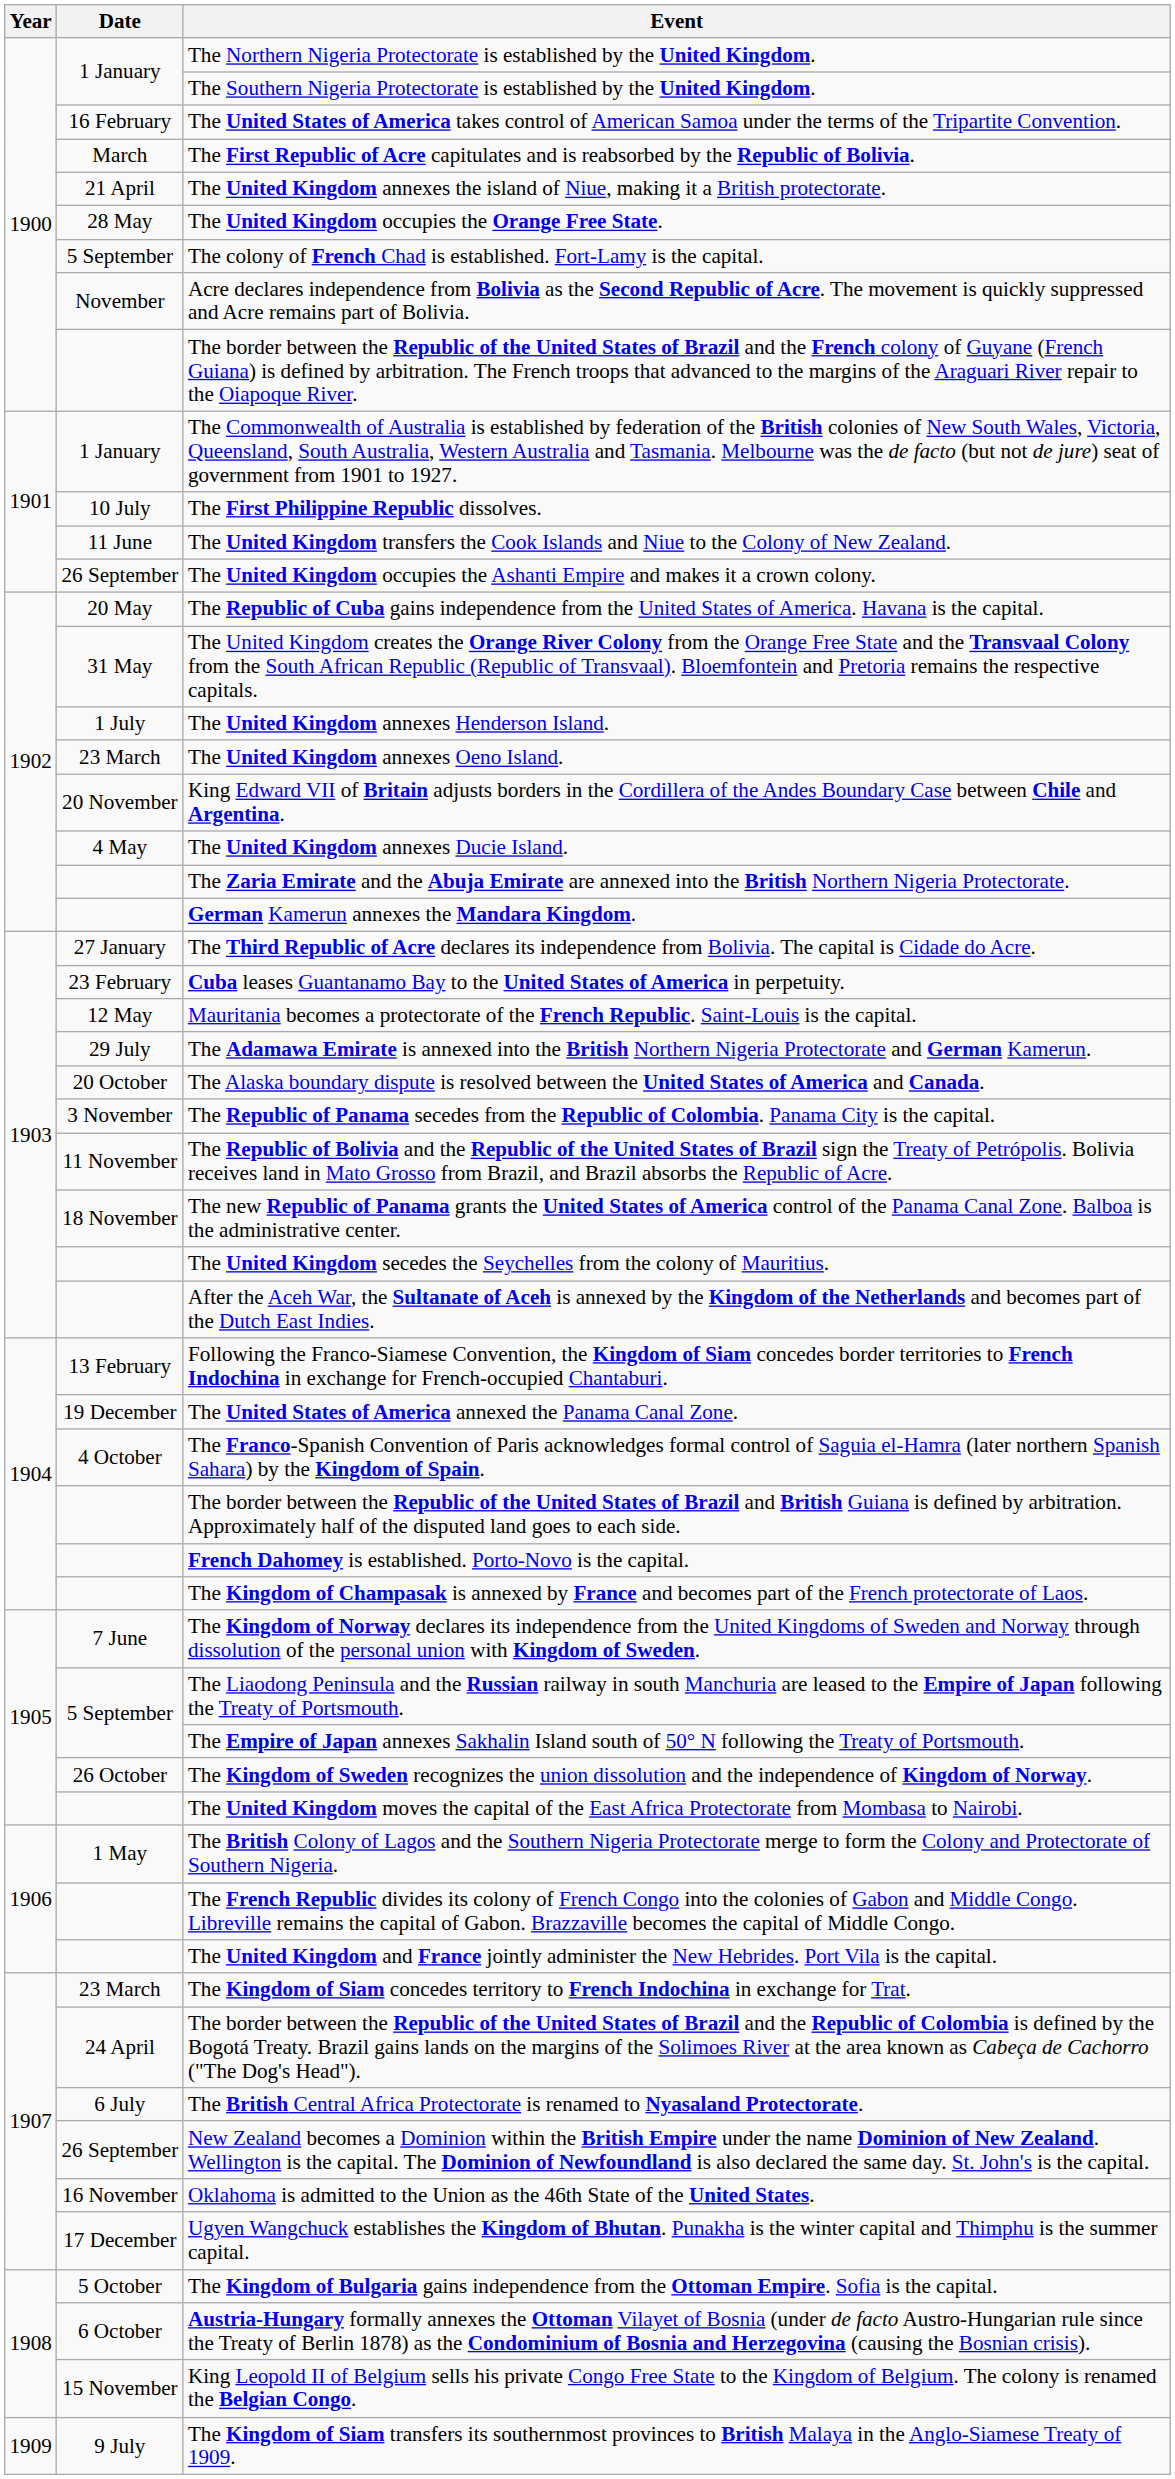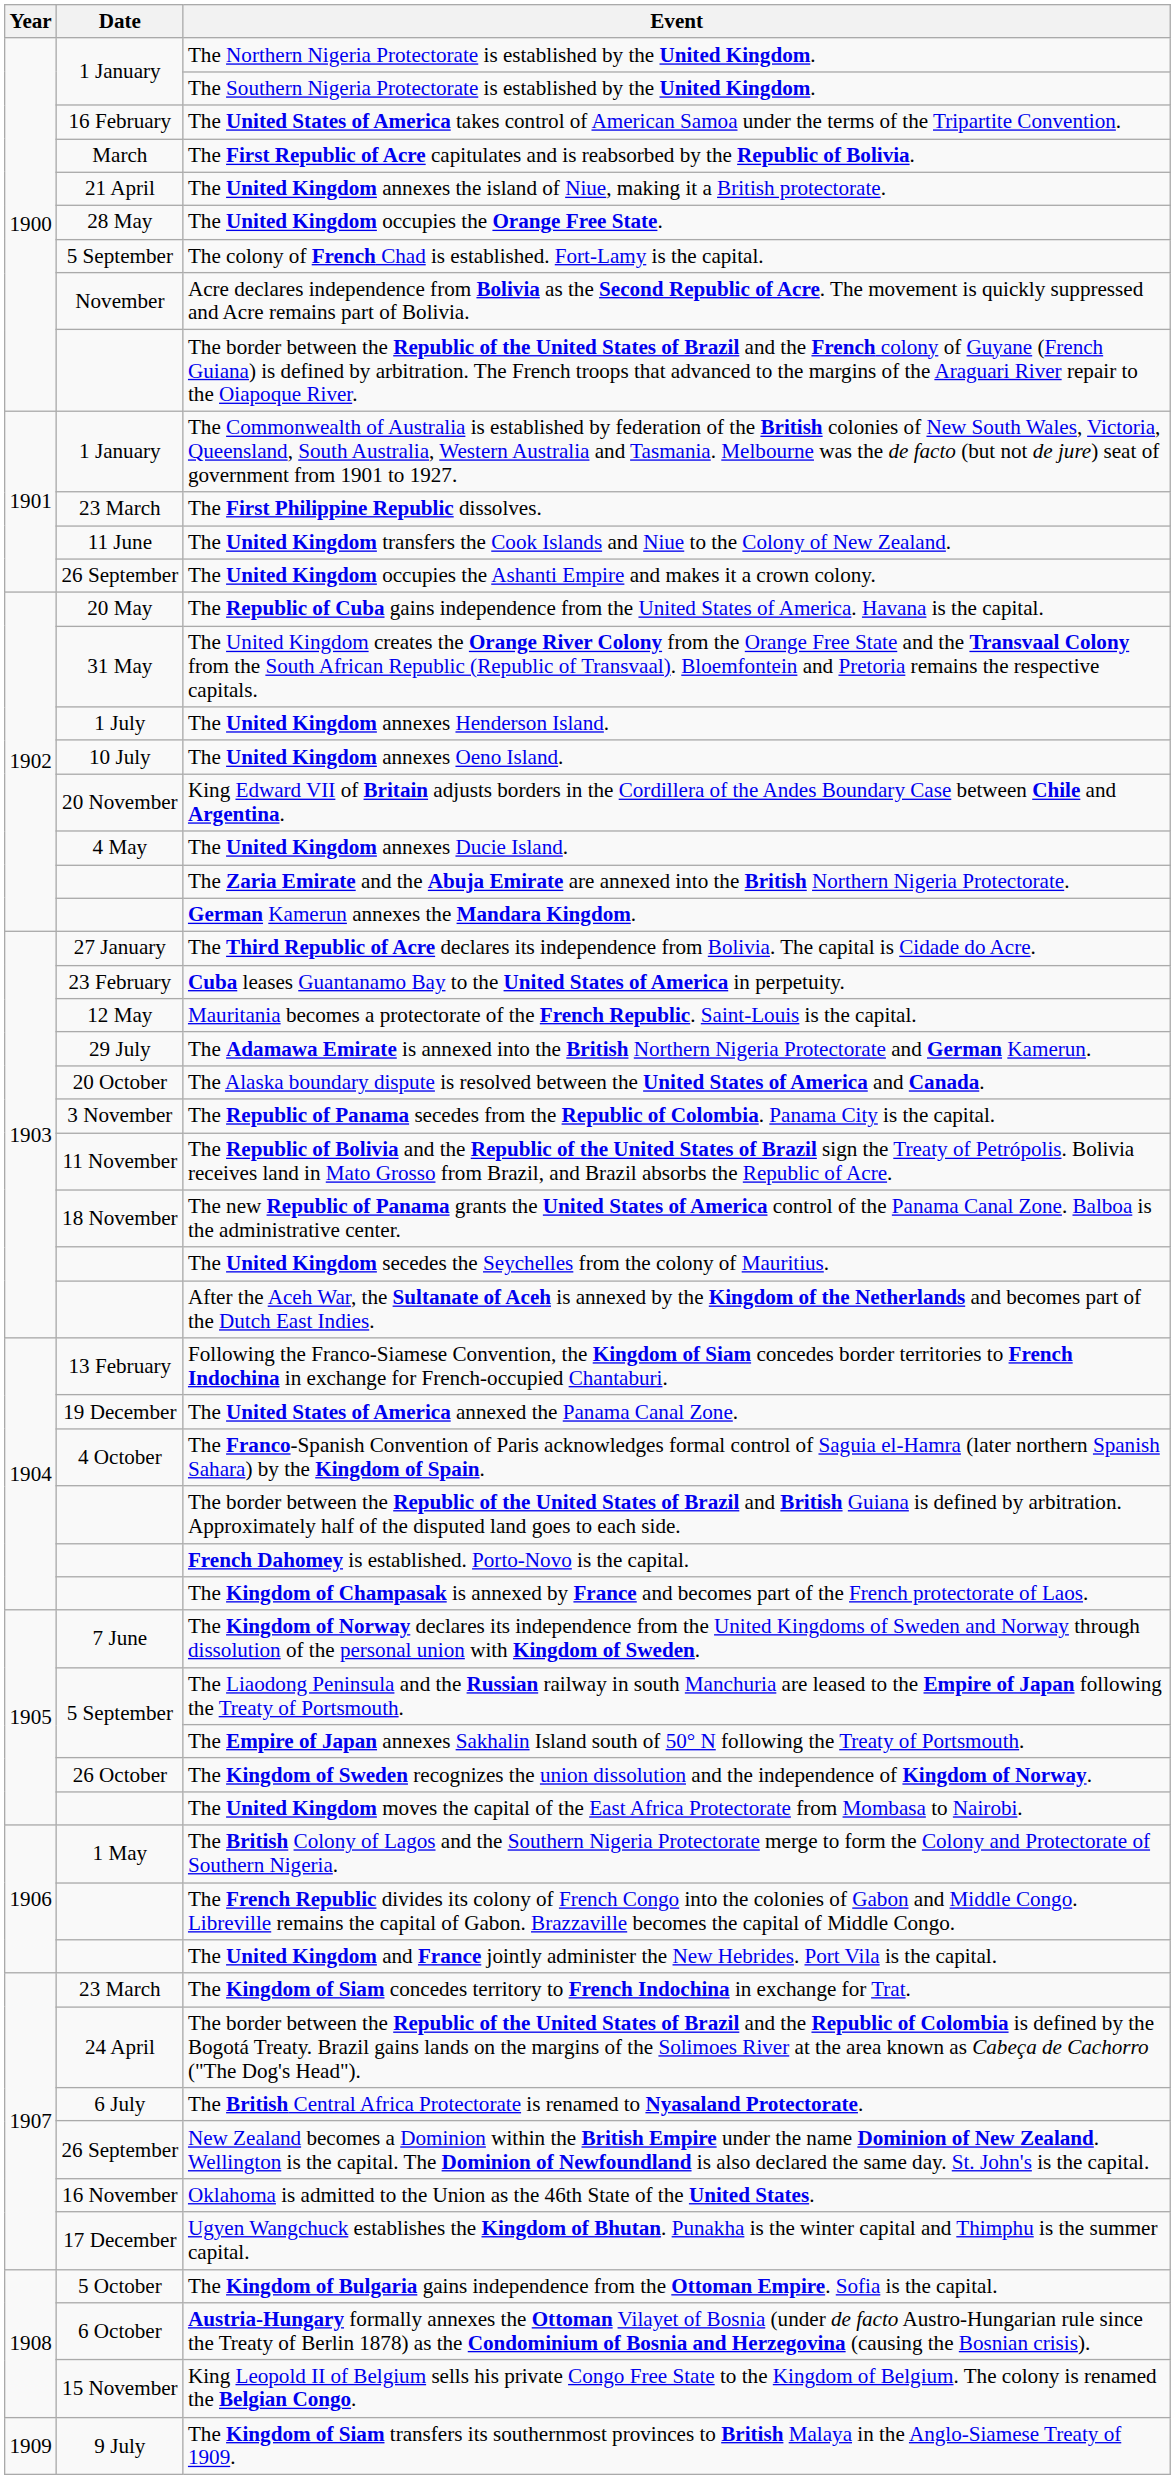(120, 508) 10 July -> (120, 508) 23 March
(120, 756) 23 March -> (120, 756) 10 July
